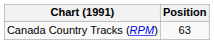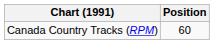(185, 30) 63 -> (185, 30) 60
